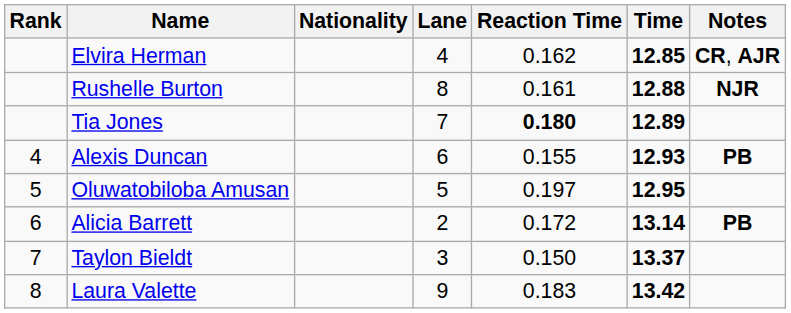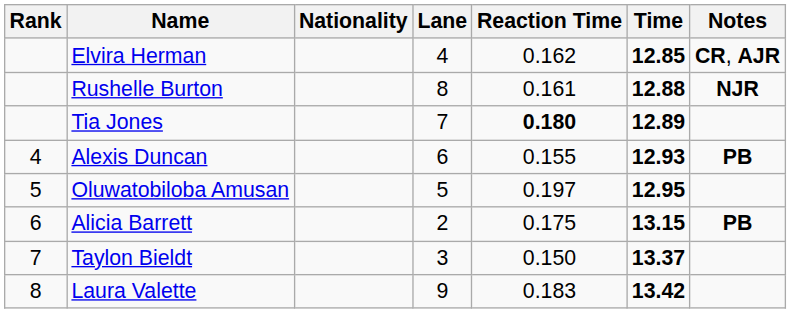(549, 223) 0.172 -> (549, 223) 0.175
(658, 223) 13.14 -> (658, 223) 13.15
